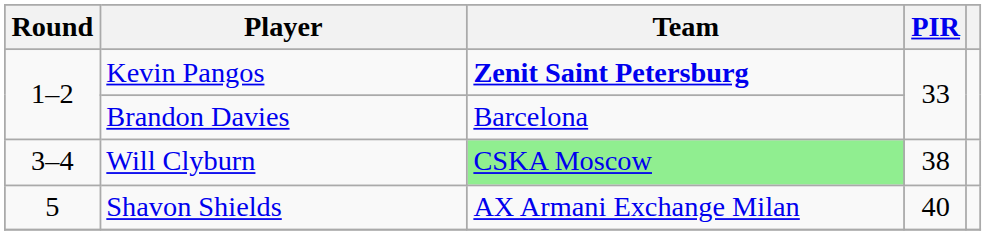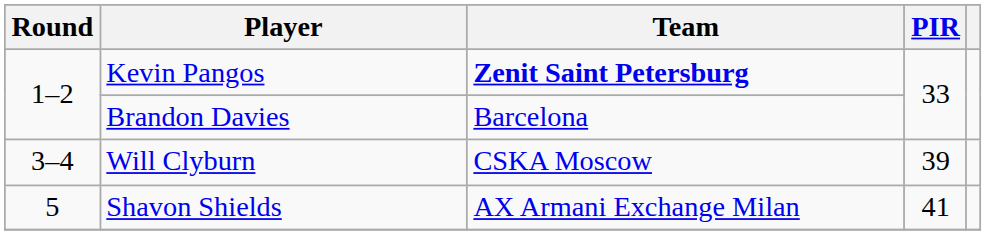(563, 161) lightgreen background -> (563, 161) no background
(936, 161) 38 -> (936, 161) 39
(936, 206) 40 -> (936, 206) 41
